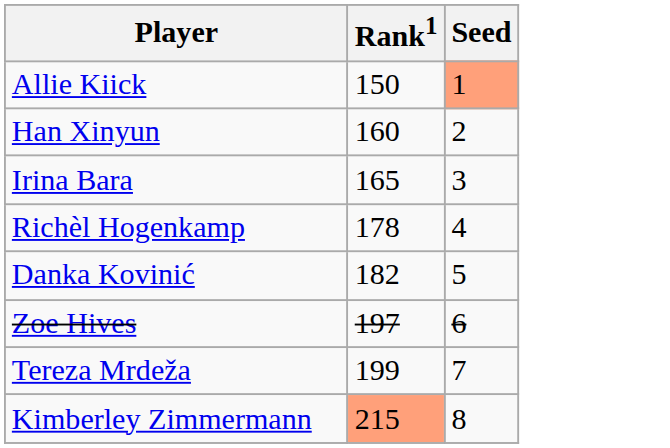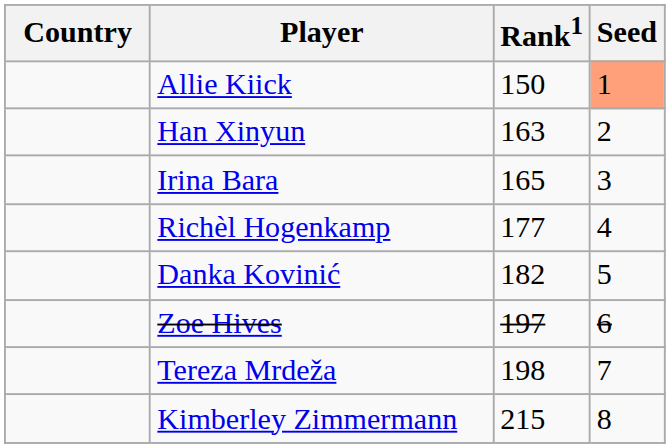+ column: (78, 32)
(377, 131) 160 -> (523, 131) 163
(377, 227) 178 -> (523, 227) 177
(377, 370) 199 -> (523, 370) 198
(377, 418) lightsalmon background -> (523, 418) no background
